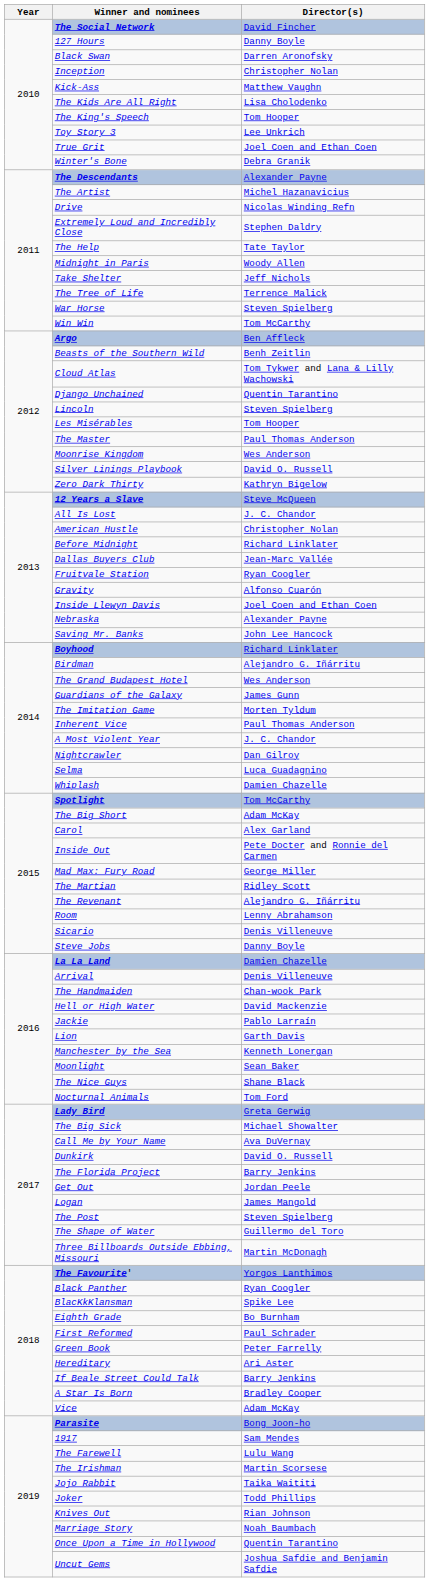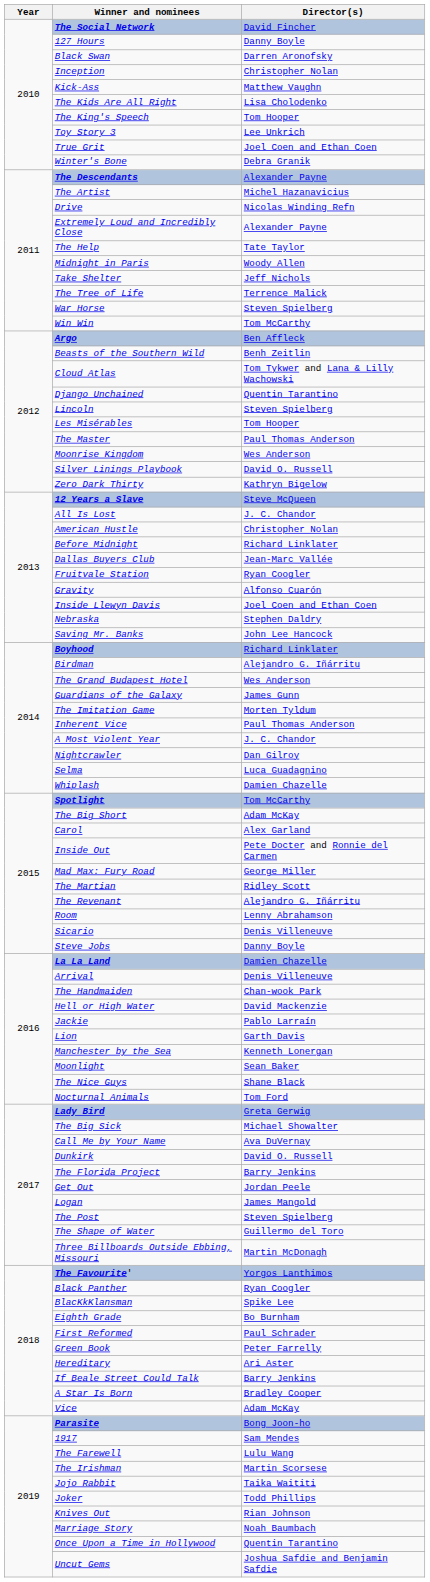(283, 228) Stephen Daldry -> (285, 228) Alexander Payne
(285, 620) Alexander Payne -> (283, 620) Stephen Daldry
